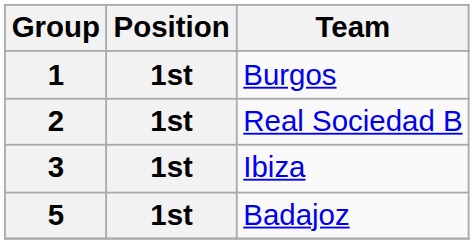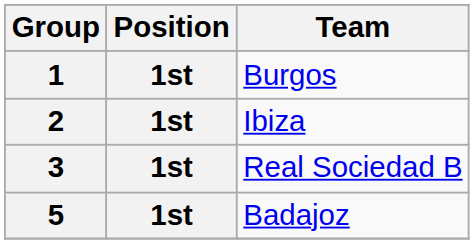(353, 121) Real Sociedad B -> (274, 121) Ibiza
(274, 167) Ibiza -> (353, 167) Real Sociedad B
